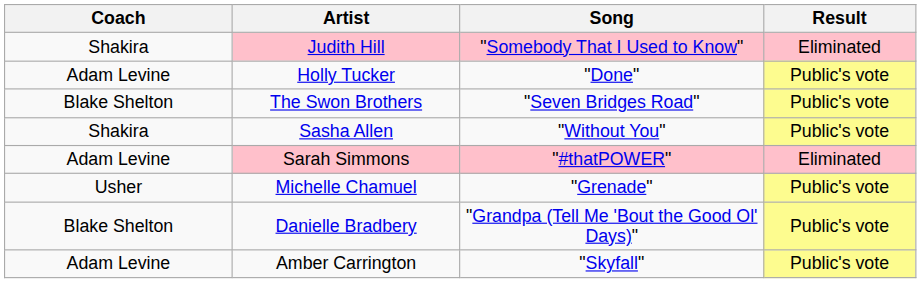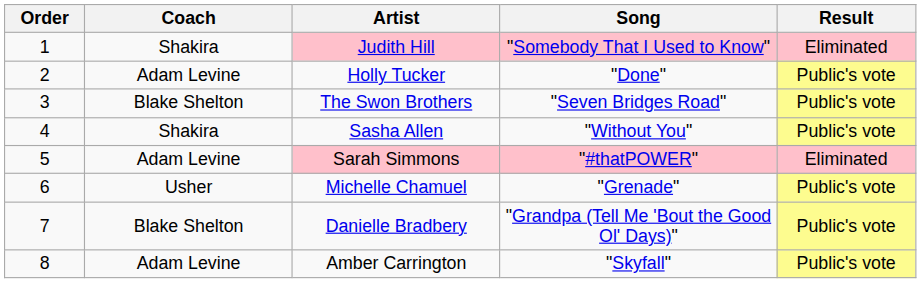+ column: (45, 18)
